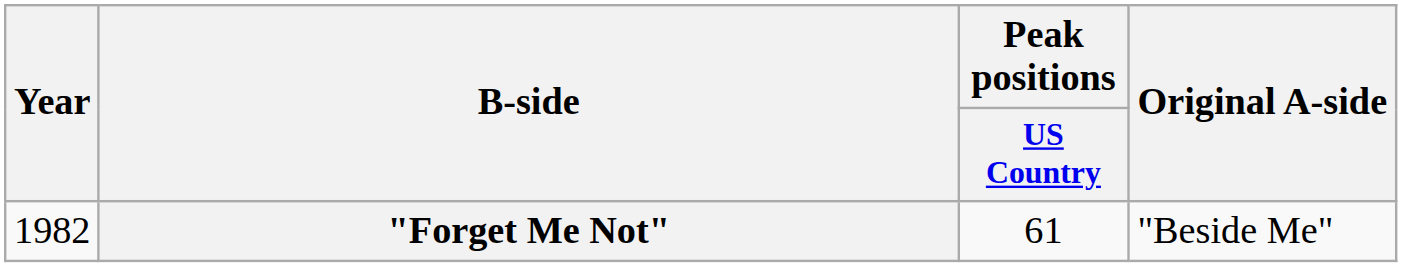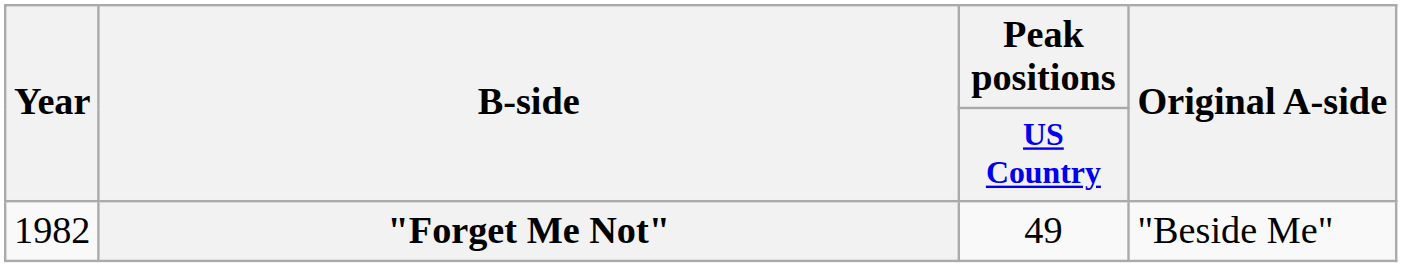(1043, 230) 61 -> (1043, 230) 49
